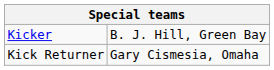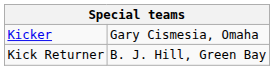(188, 35) B. J. Hill, Green Bay -> (184, 35) Gary Cismesia, Omaha
(184, 55) Gary Cismesia, Omaha -> (188, 55) B. J. Hill, Green Bay
